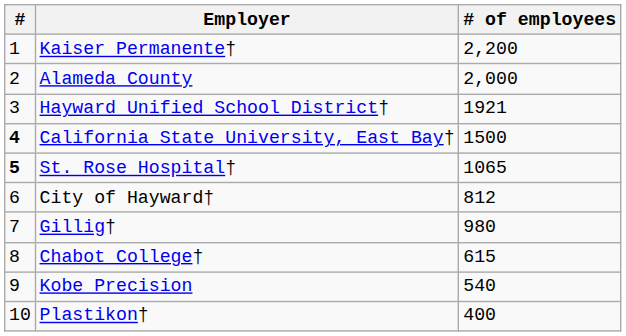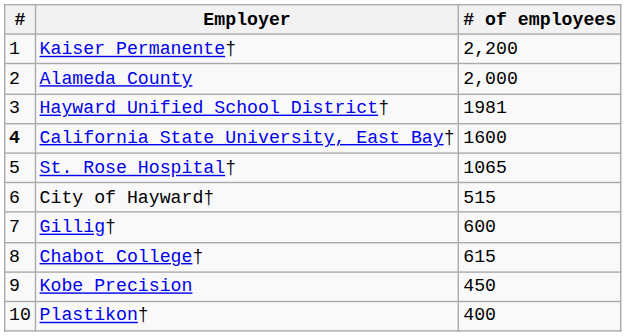(485, 109) 1921 -> (485, 109) 1981
(485, 138) 1500 -> (485, 138) 1600
(14, 168) bold -> (14, 168) normal
(480, 198) 812 -> (480, 198) 515
(480, 227) 980 -> (480, 227) 600
(480, 286) 540 -> (480, 286) 450
